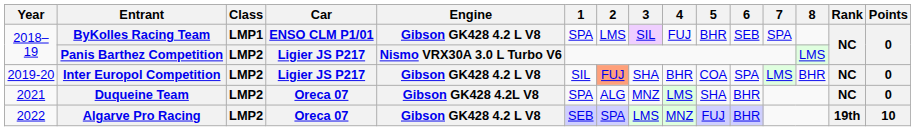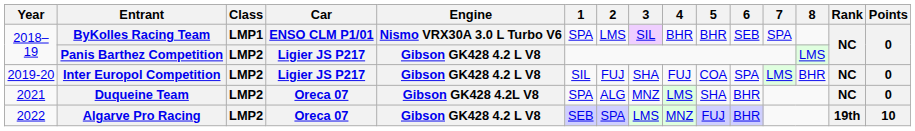(471, 34) Gibson GK428 4.2 L V8 -> (471, 34) Nismo VRX30A 3.0 L Turbo V6
(680, 34) FUJ -> (680, 34) BHR
(471, 54) Nismo VRX30A 3.0 L Turbo V6 -> (471, 54) Gibson GK428 4.2 L V8
(613, 75) lightsalmon background -> (613, 75) no background
(680, 75) BHR -> (680, 75) FUJ
